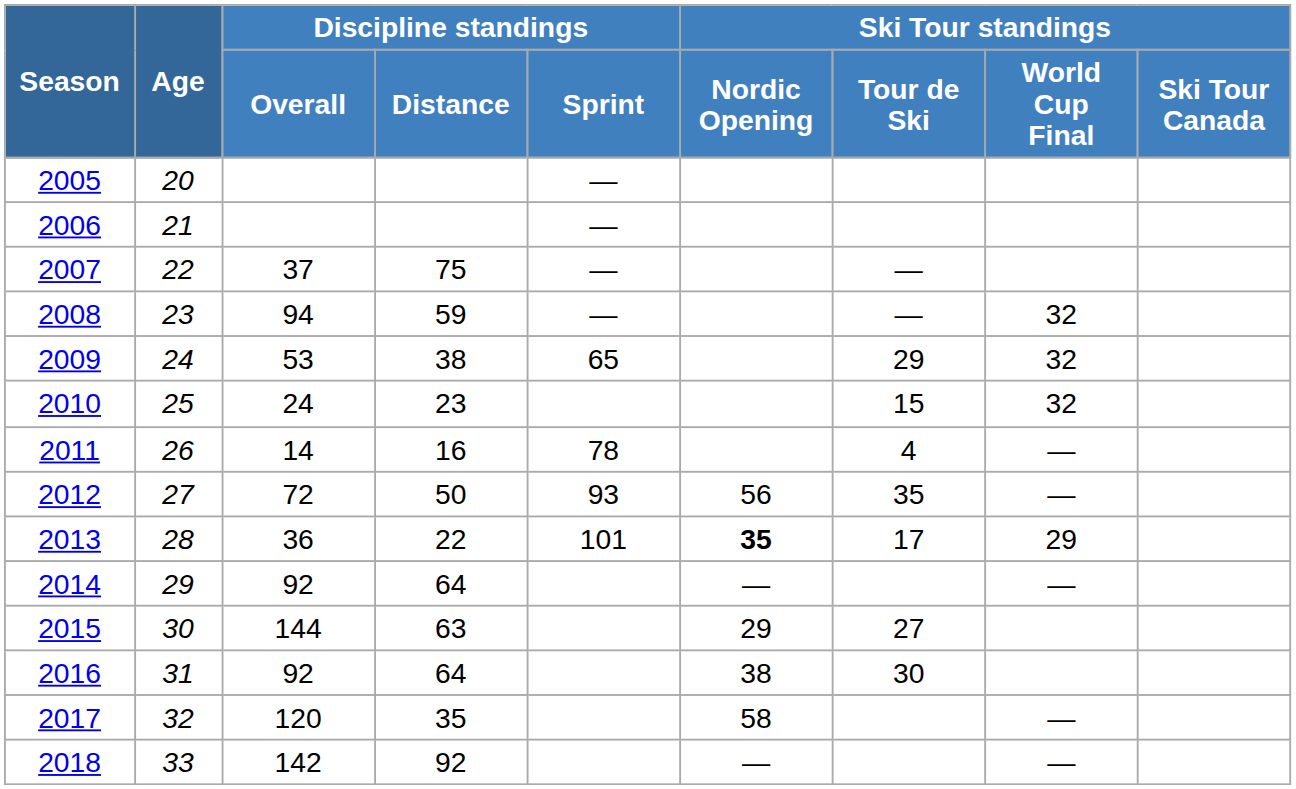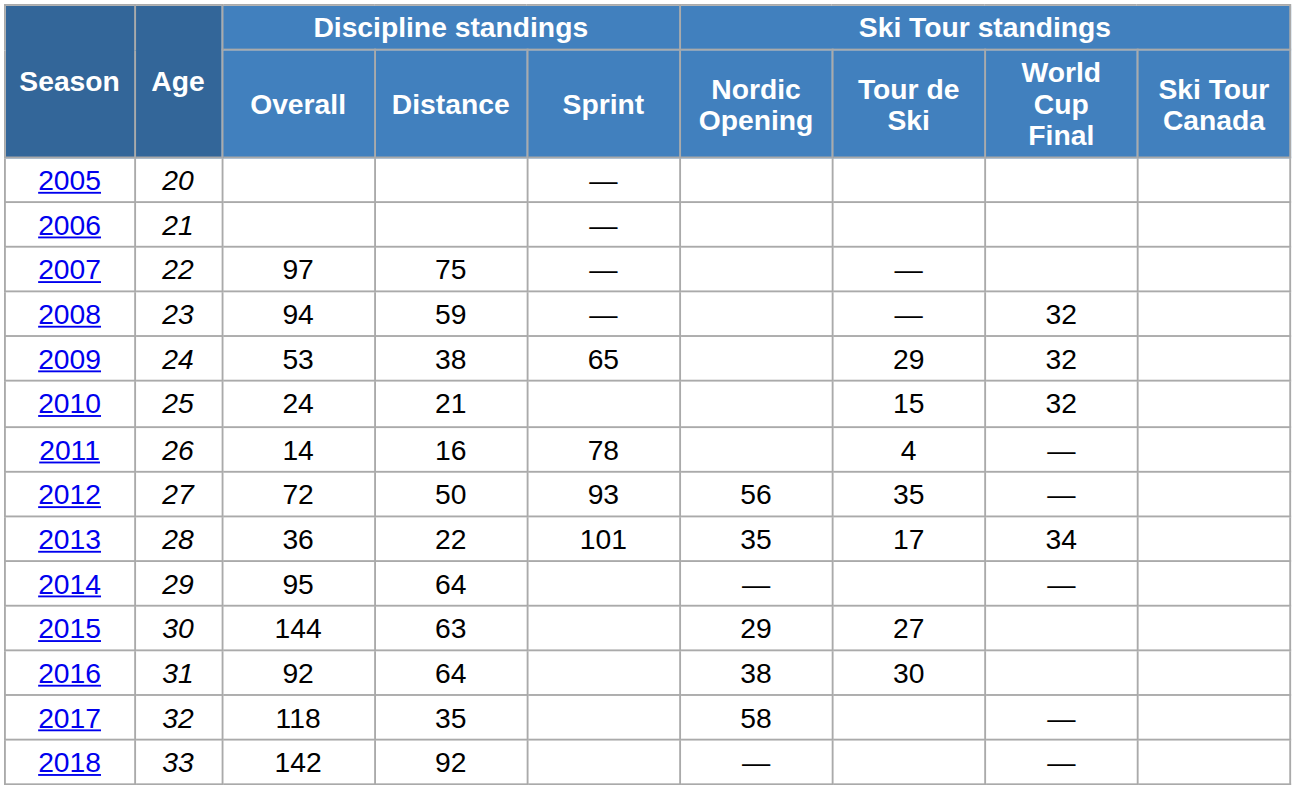(298, 270) 37 -> (298, 270) 97
(451, 404) 23 -> (451, 404) 21
(756, 538) bold -> (756, 538) normal
(1061, 538) 29 -> (1061, 538) 34
(298, 583) 92 -> (298, 583) 95
(298, 717) 120 -> (298, 717) 118
